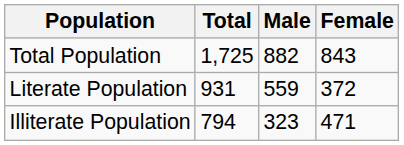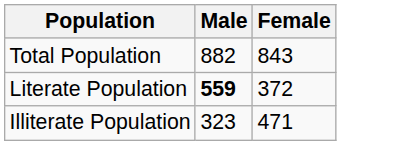- column: (227, 21)
(281, 88) normal -> (218, 88) bold
